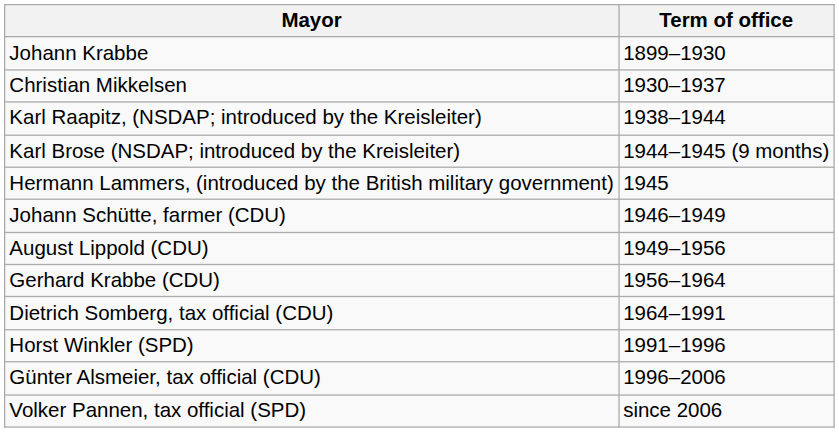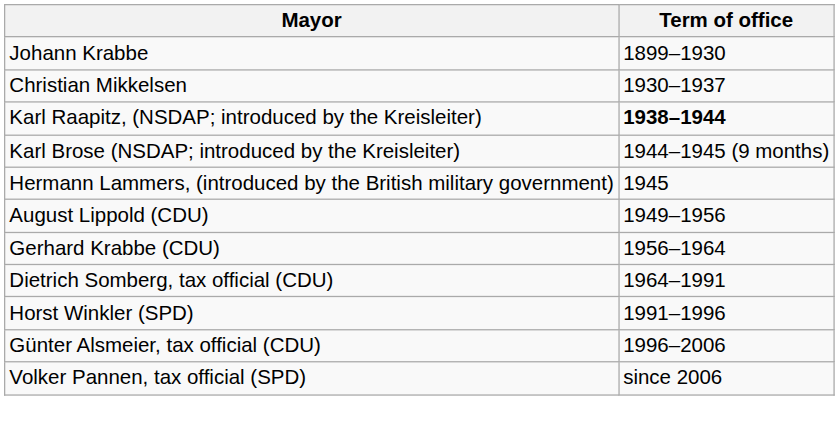(674, 118) normal -> (674, 118) bold
- row: (148, 215)
